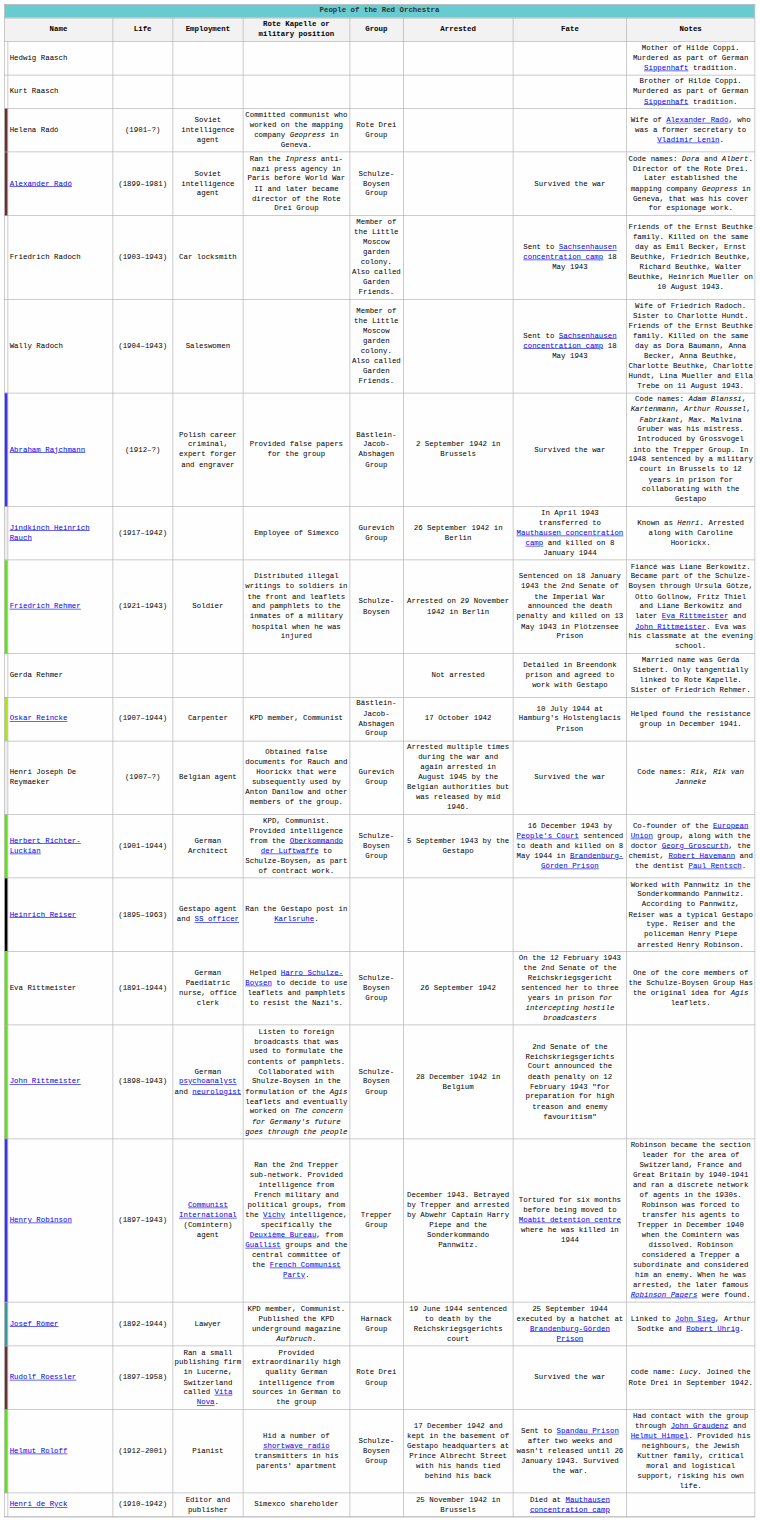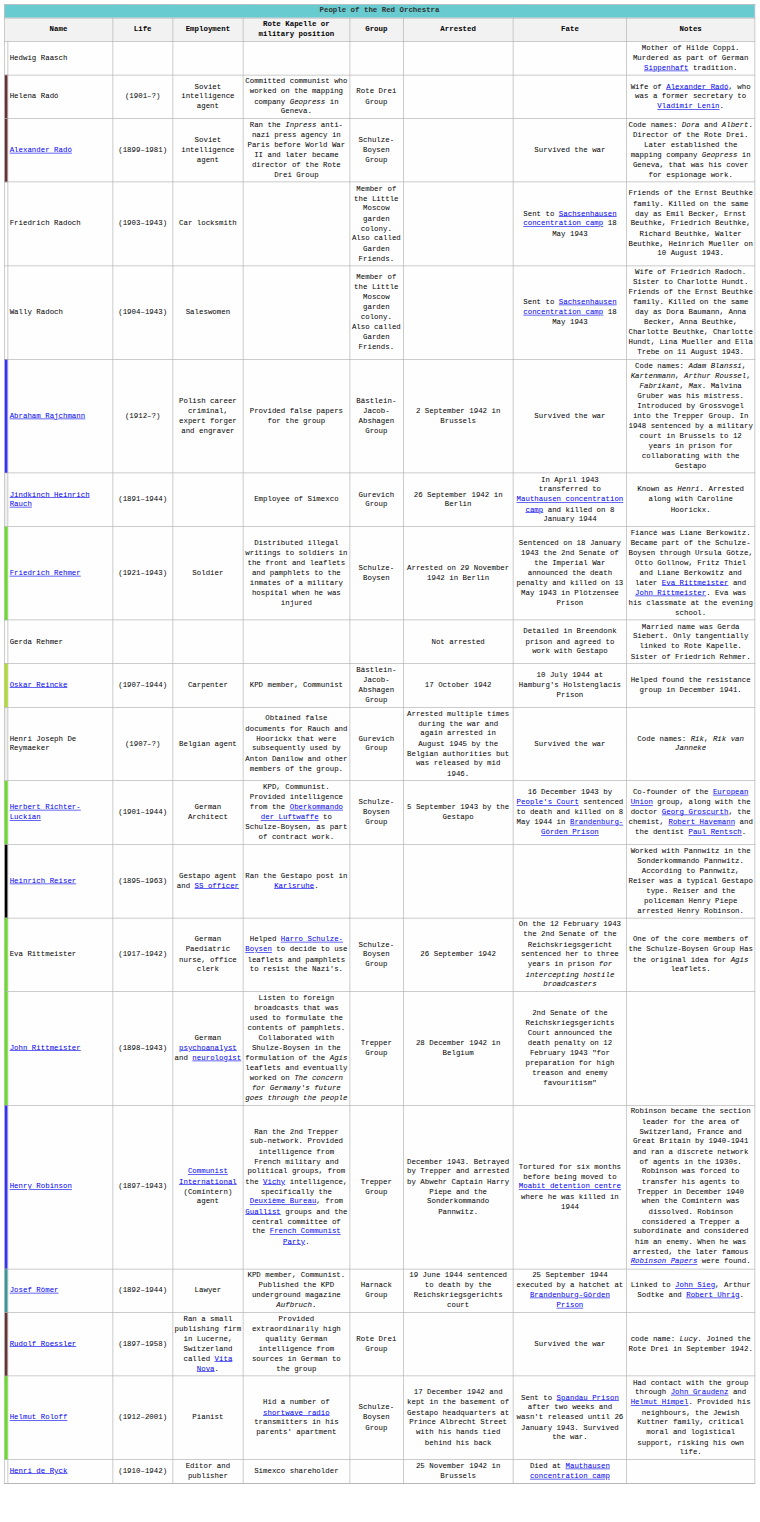- row: (34, 92)
(143, 533) (1917–1942) -> (143, 500) (1891–1944)
(143, 989) (1891–1944) -> (143, 955) (1917–1942)
(376, 1082) Schulze-Boysen Group -> (376, 1049) Trepper Group
